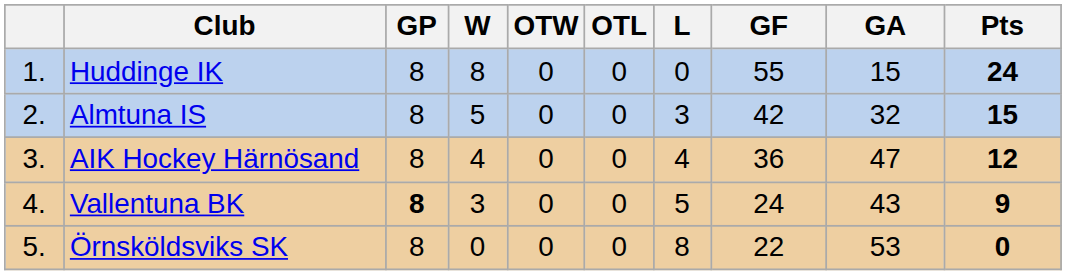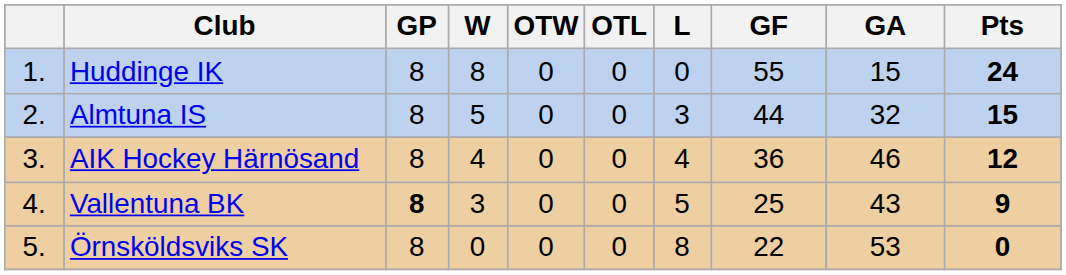(769, 114) 42 -> (769, 114) 44
(885, 159) 47 -> (885, 159) 46
(769, 203) 24 -> (769, 203) 25
